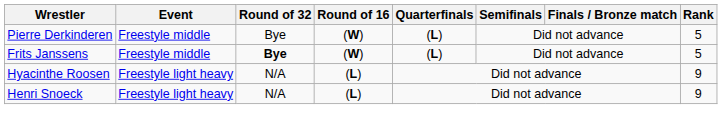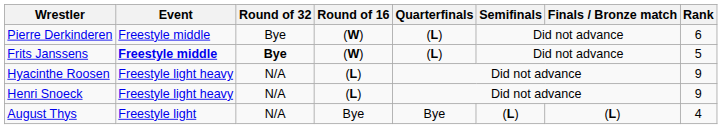(698, 35) 5 -> (698, 35) 6
(164, 54) normal -> (168, 54) bold
+ row: (42, 114)
